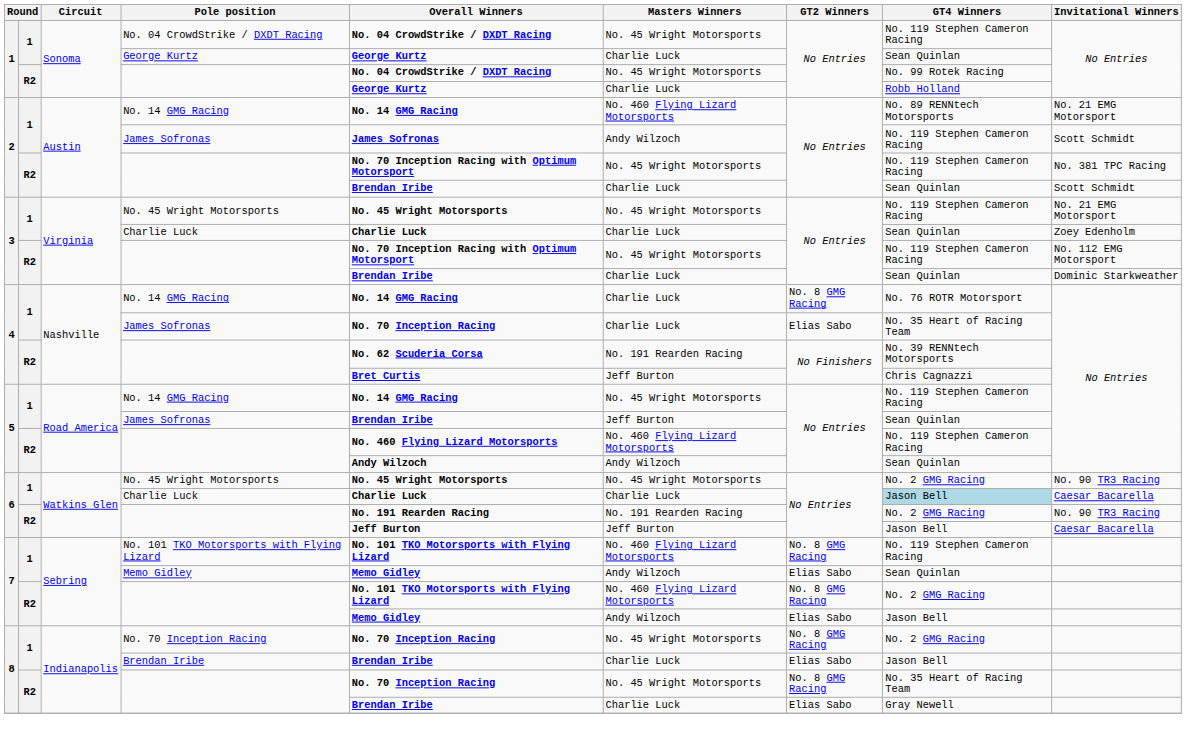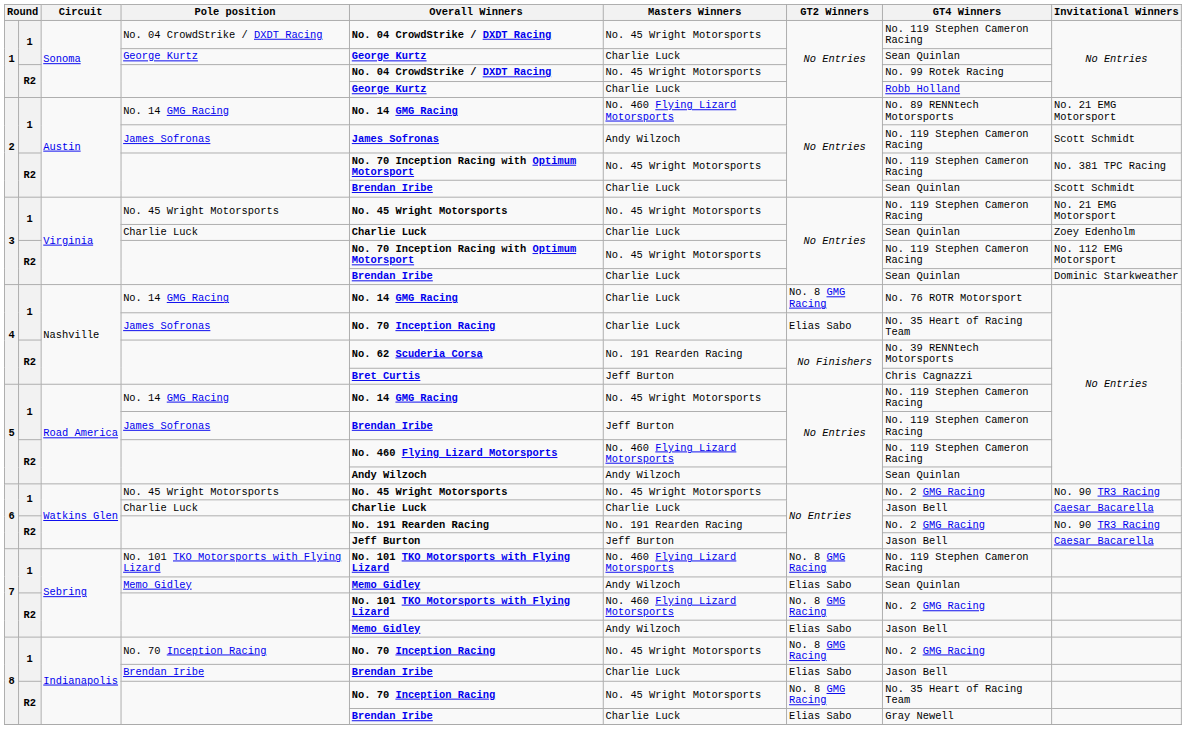(923, 420) Sean Quinlan -> (957, 426) No. 119 Stephen Cameron Racing
(916, 497) lightblue background -> (916, 508) no background
